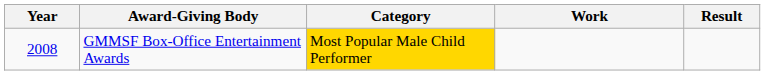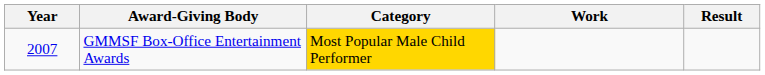(42, 49) 2008 -> (42, 49) 2007
